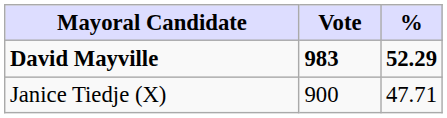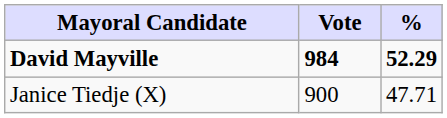(321, 58) 983 -> (321, 58) 984
